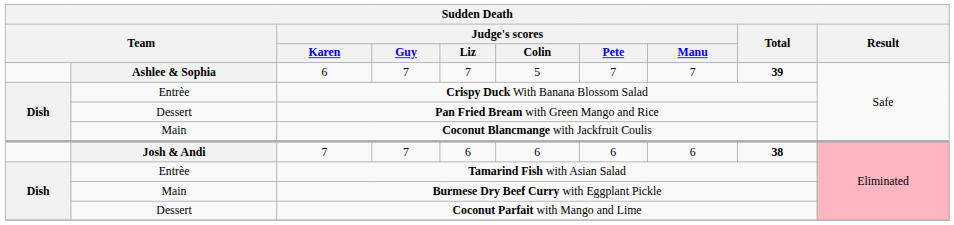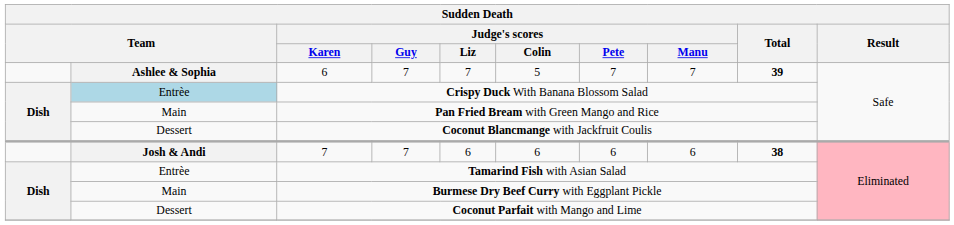(174, 92) no background -> (174, 92) lightblue background
(174, 112) Dessert -> (174, 112) Main
(174, 131) Main -> (174, 131) Dessert
